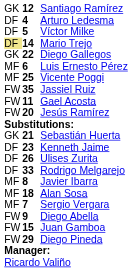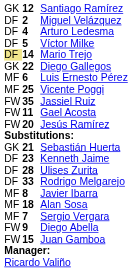+ row: (81, 20)
(28, 159) 26 -> (28, 170) 28
- row: (71, 239)
